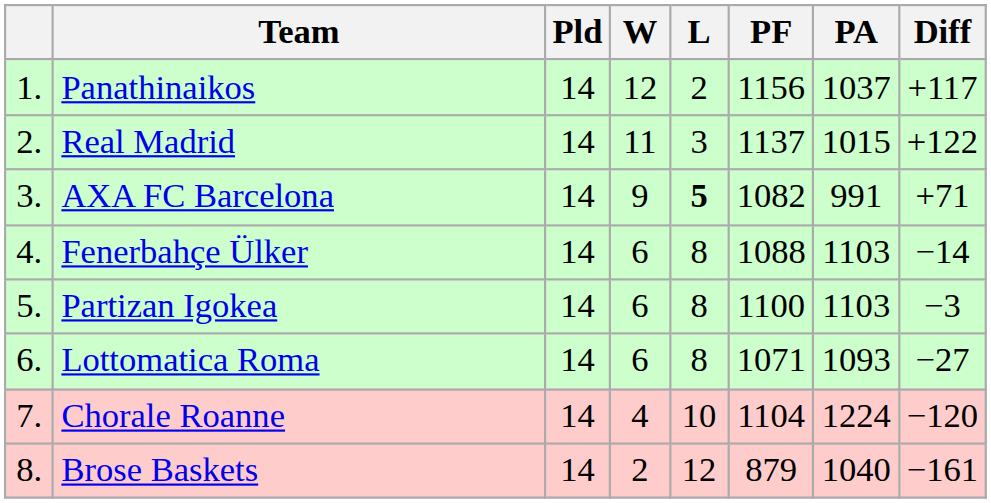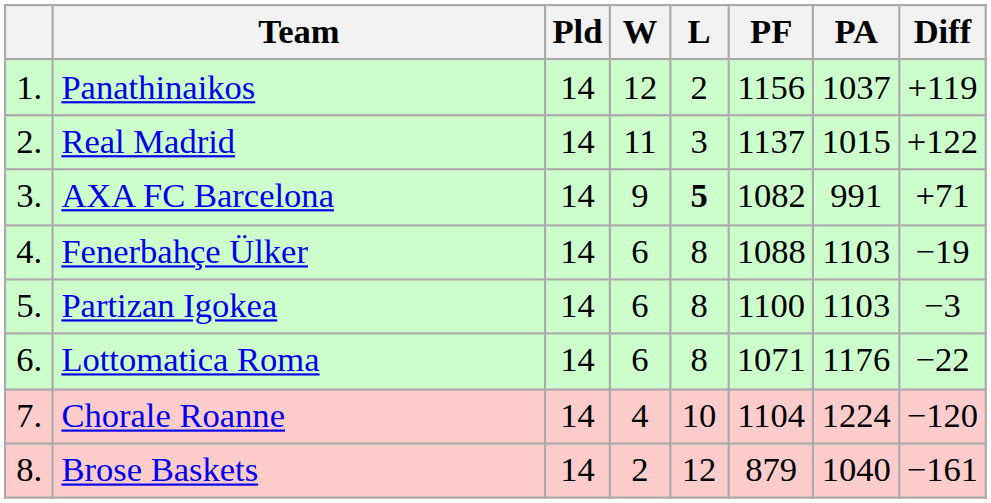(942, 86) +117 -> (942, 86) +119
(942, 251) −14 -> (942, 251) −19
(856, 360) 1093 -> (856, 360) 1176
(942, 360) −27 -> (942, 360) −22
